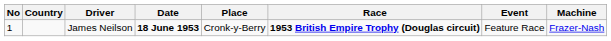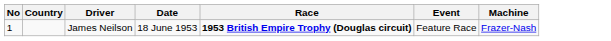- column: (235, 12)
(168, 27) bold -> (167, 27) normal
